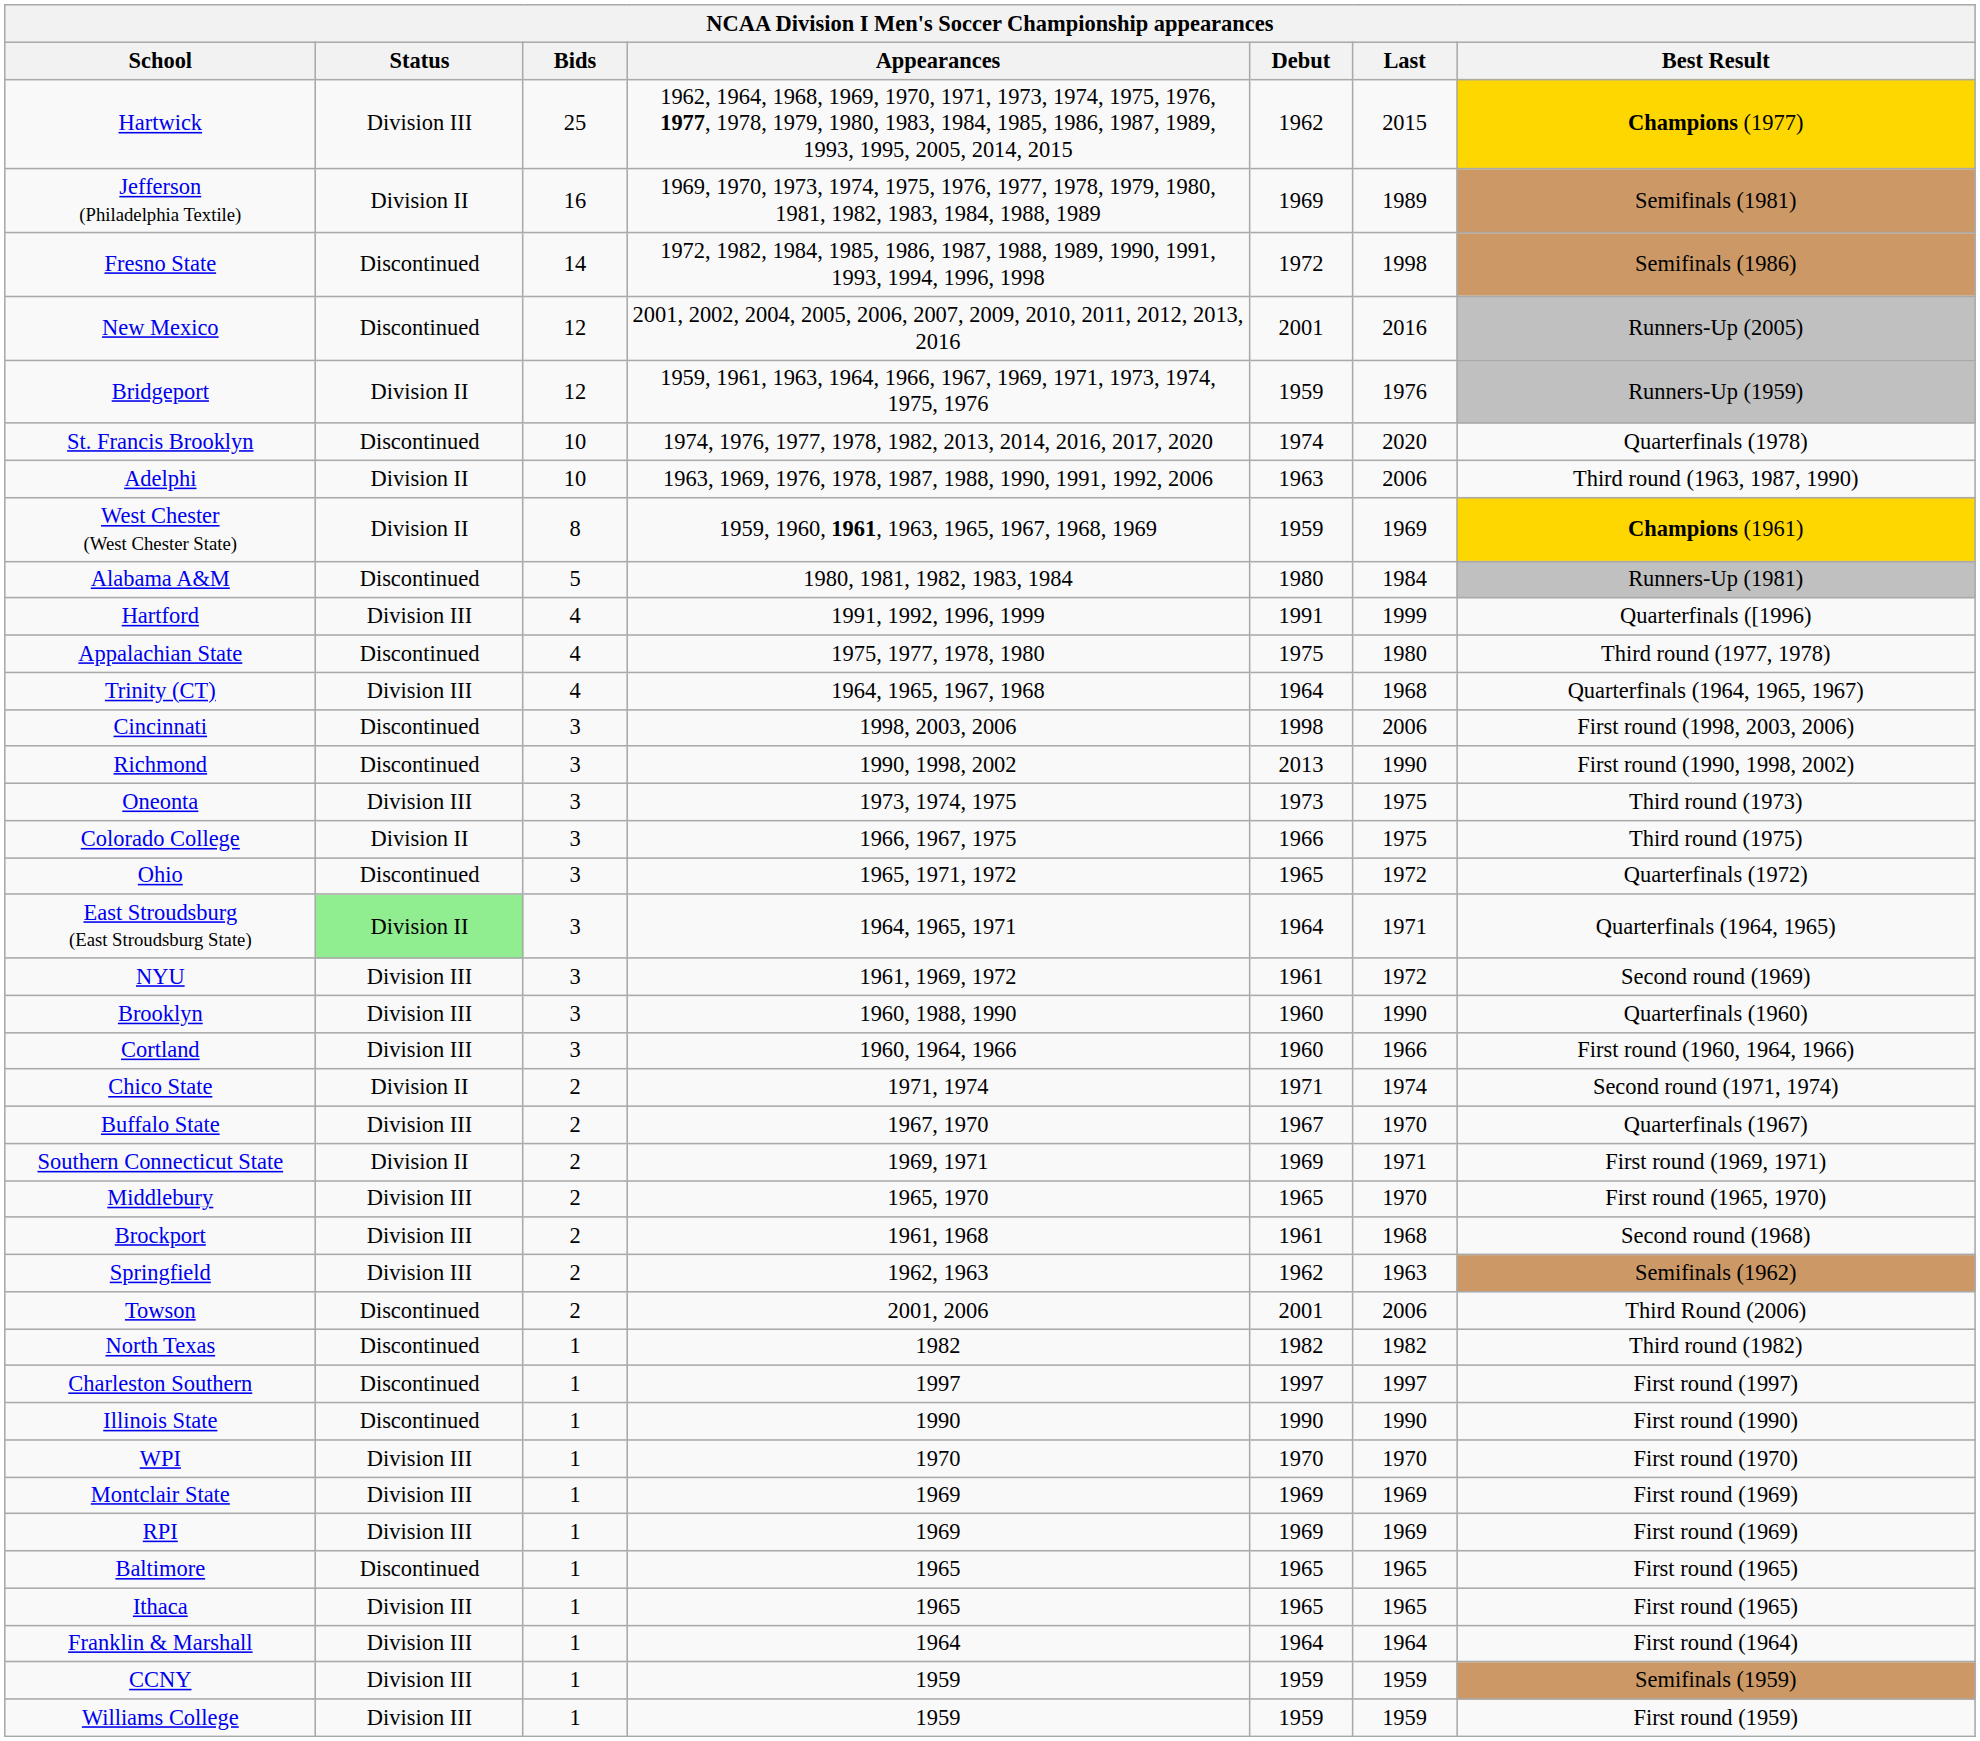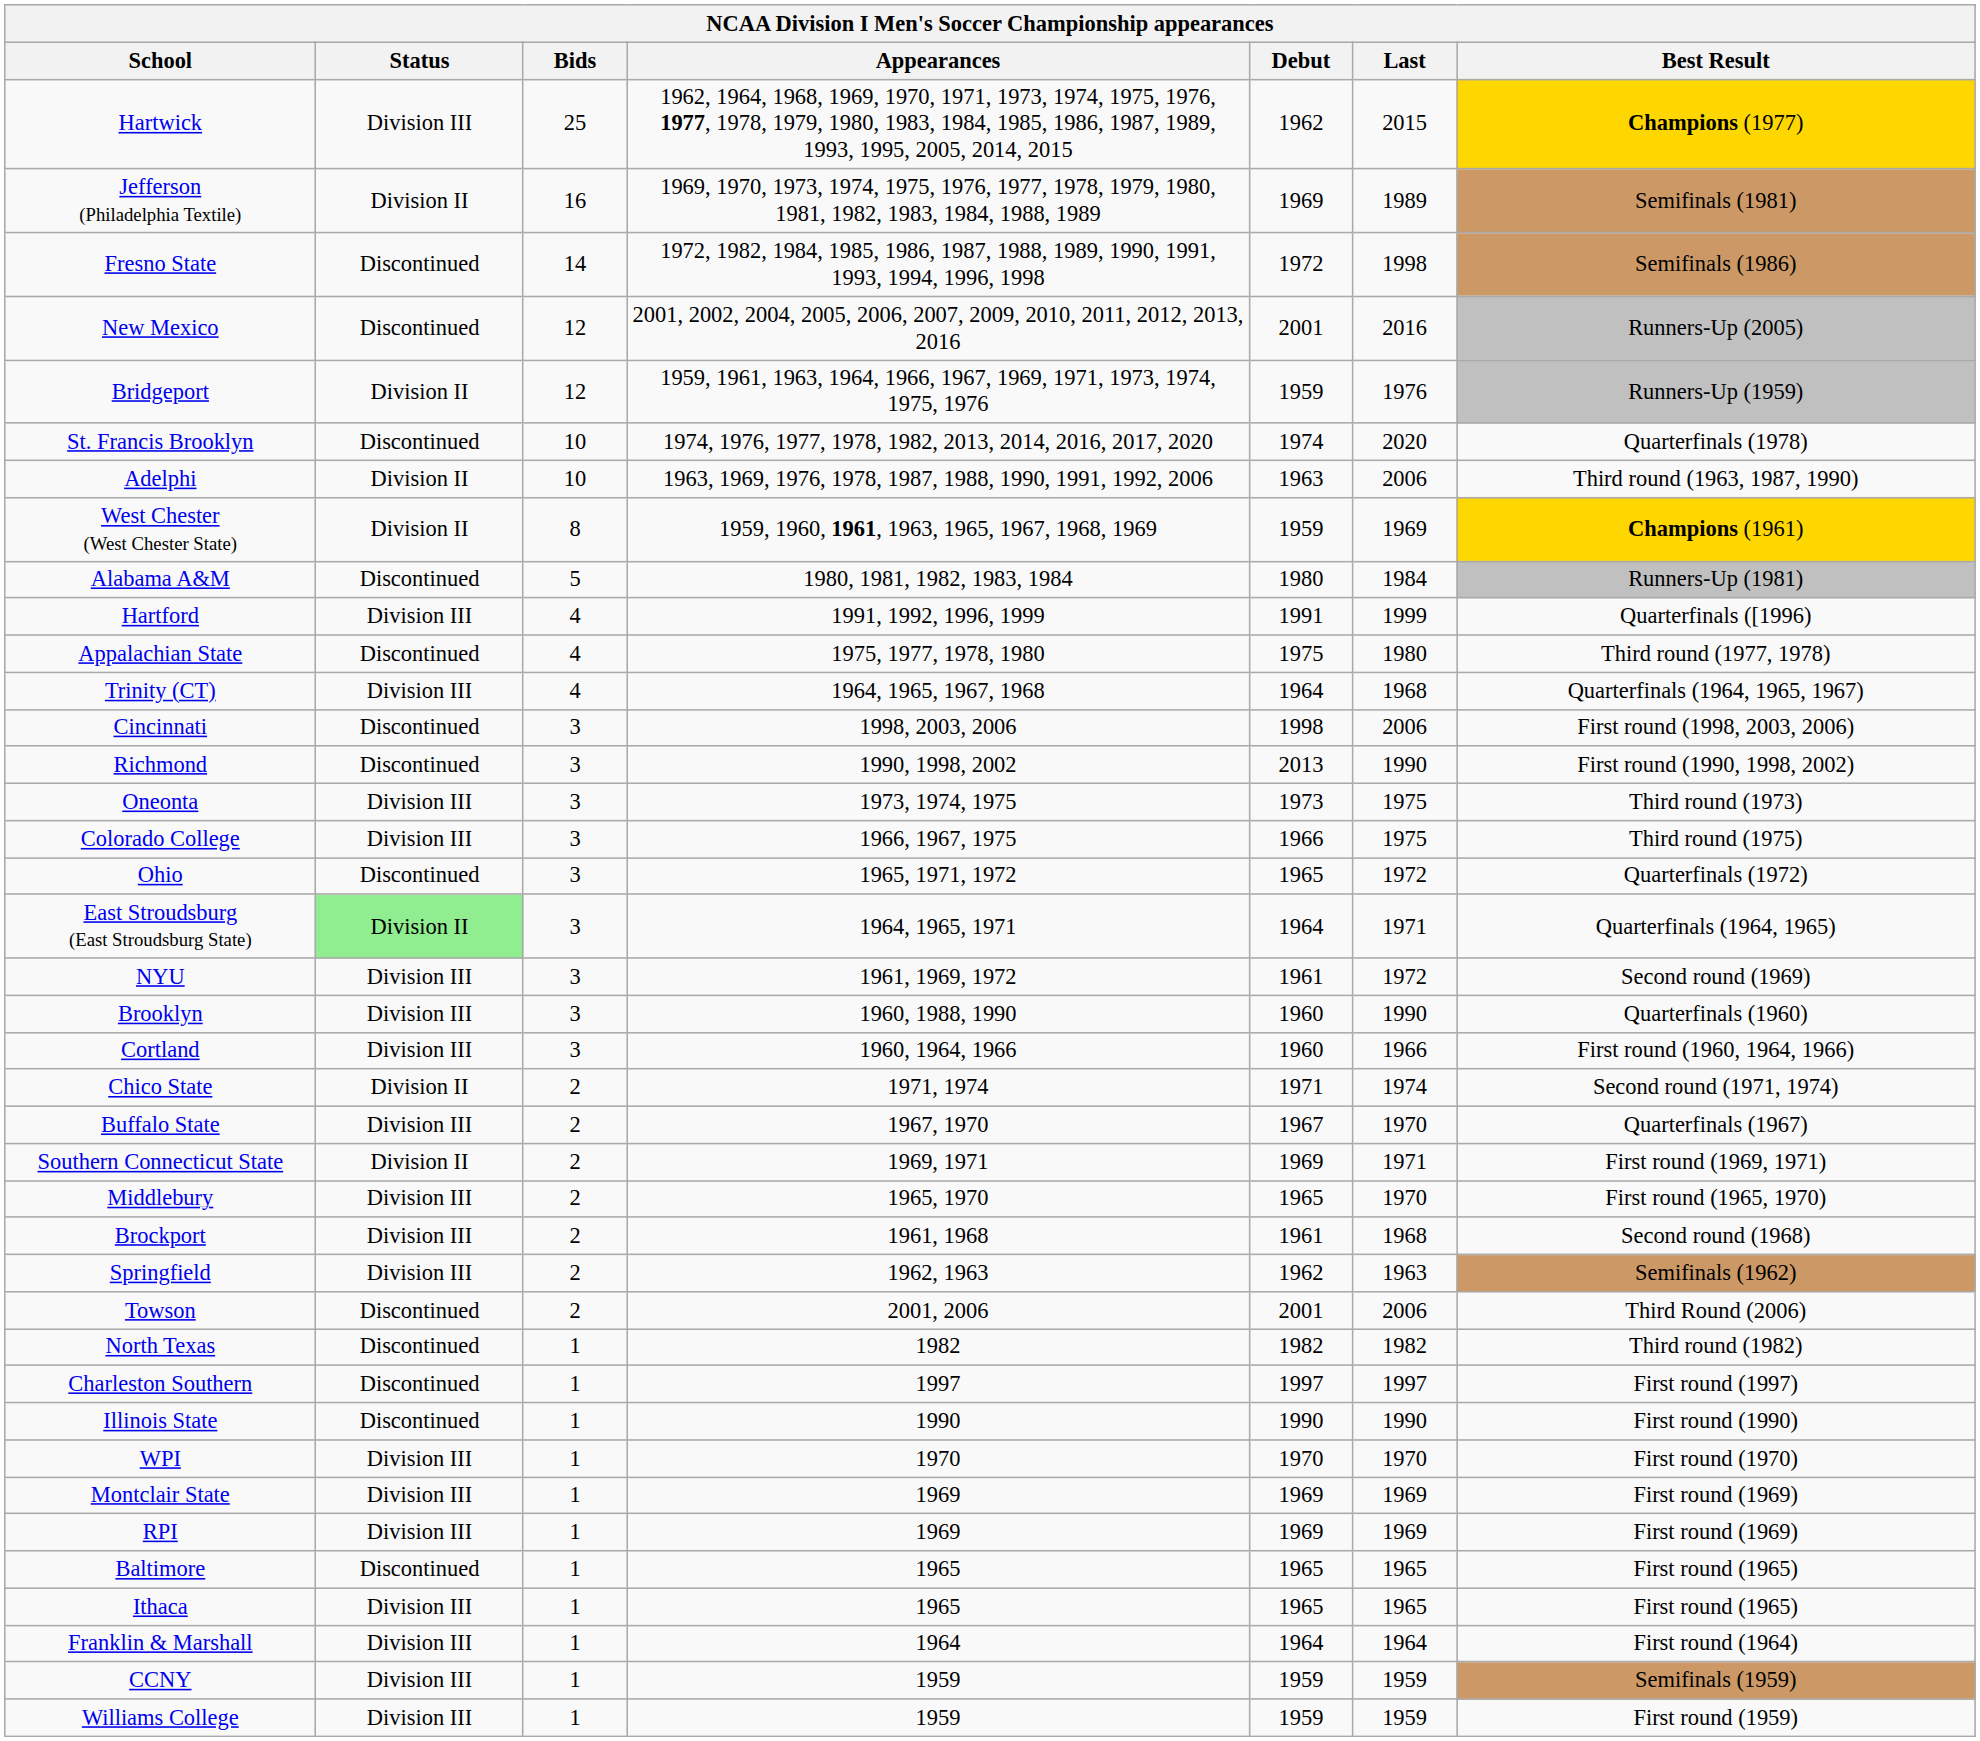(420, 838) Division II -> (420, 838) Division III
